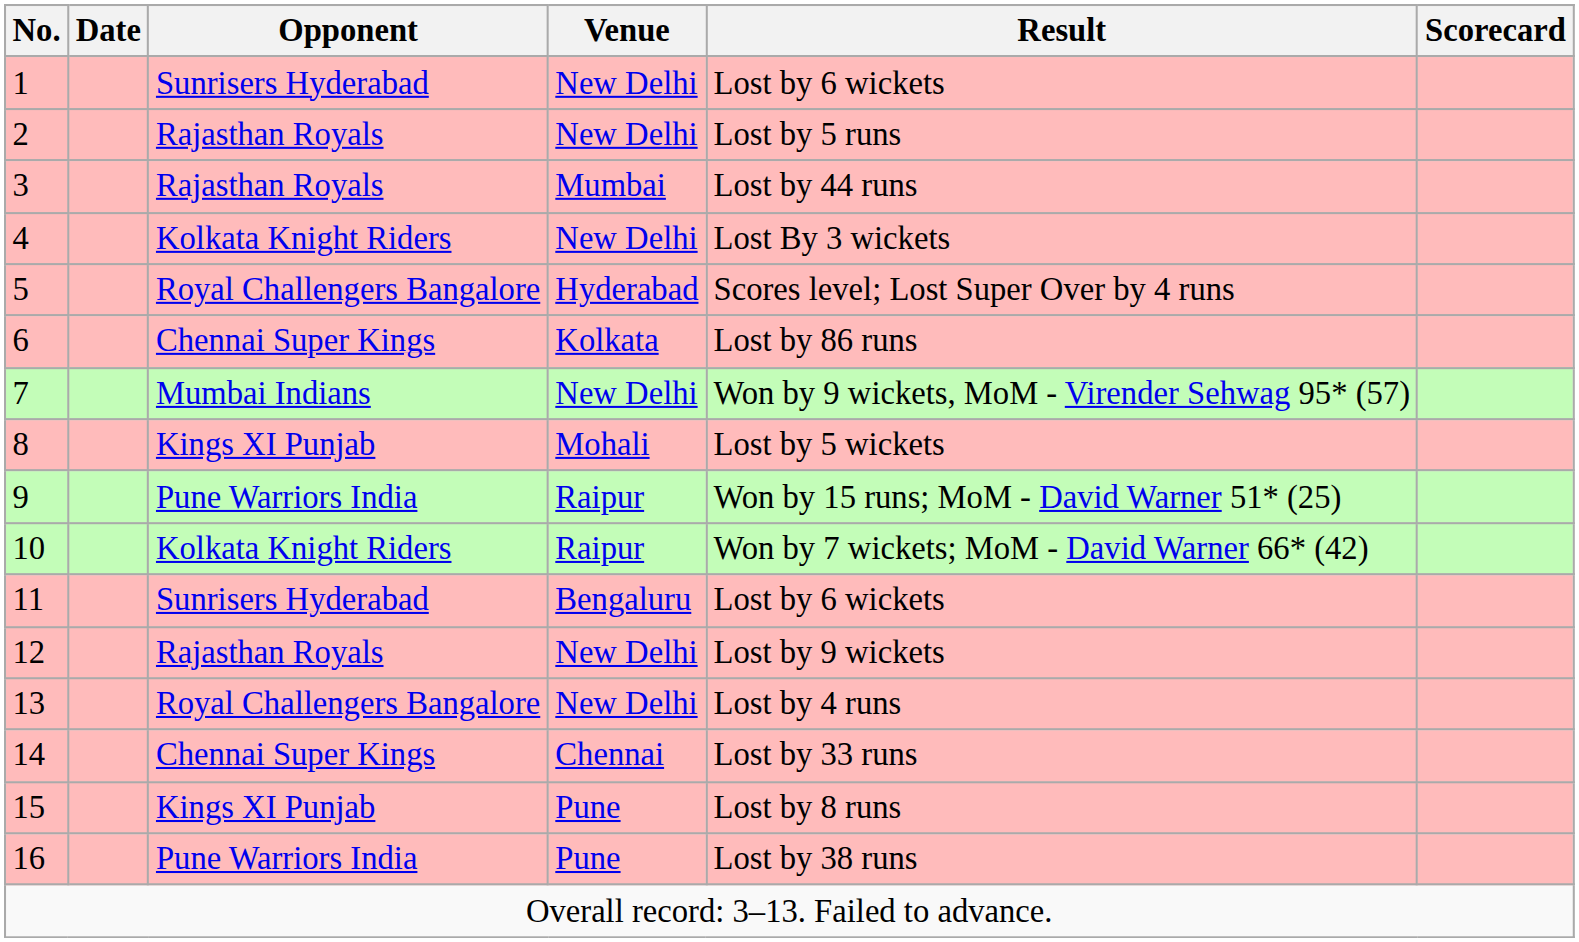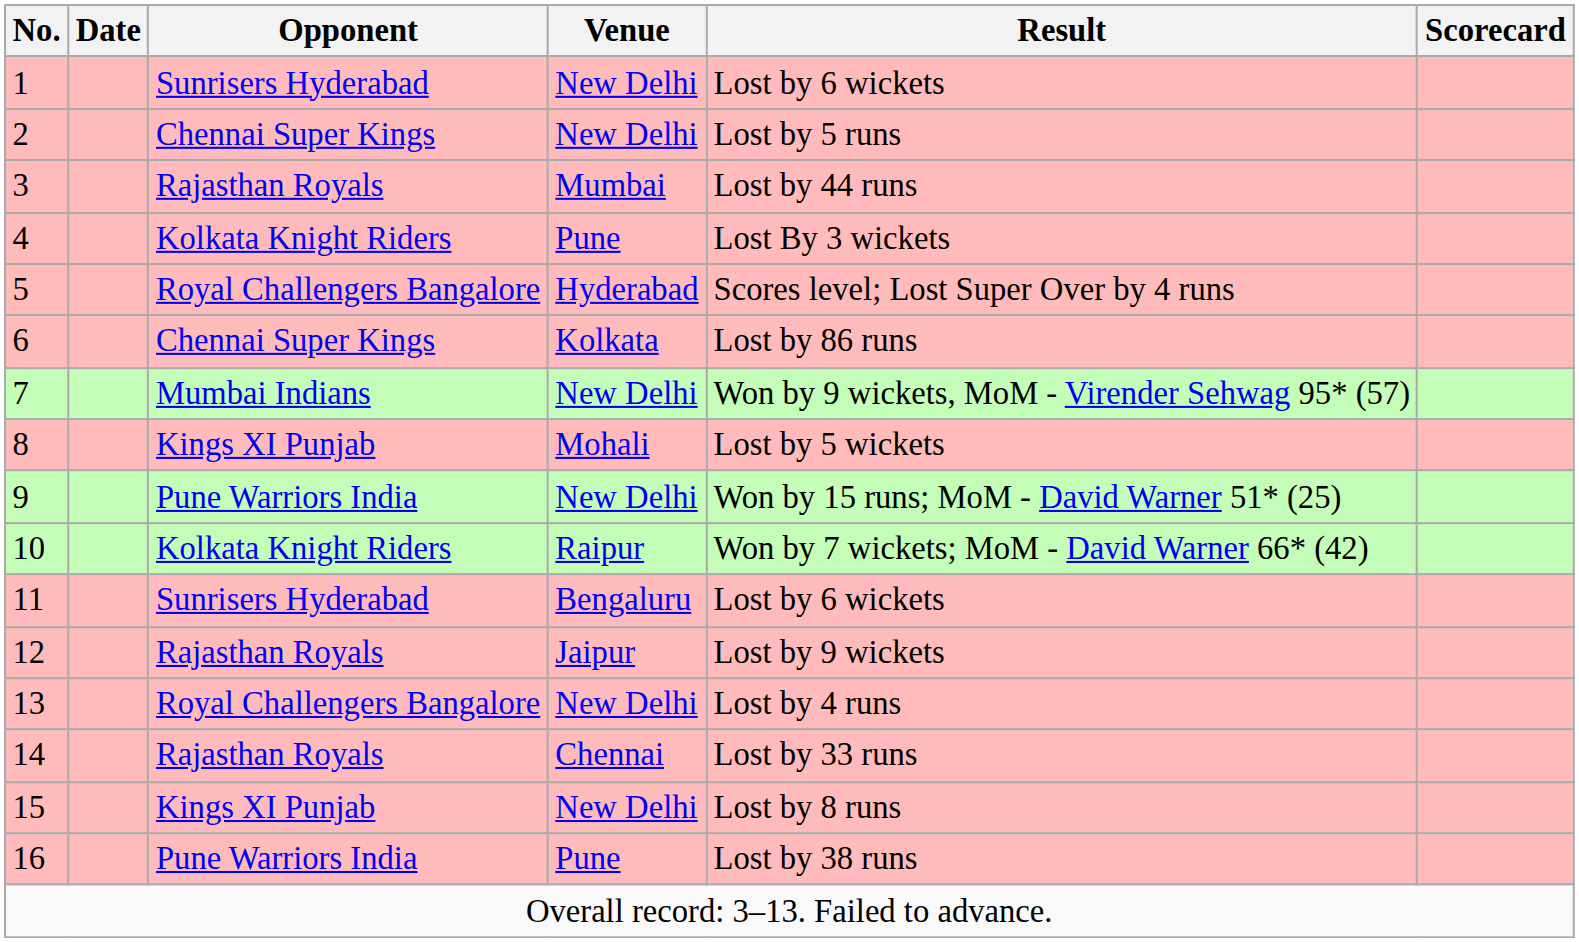(270, 133) Rajasthan Royals -> (296, 133) Chennai Super Kings
(626, 237) New Delhi -> (588, 237) Pune
(600, 496) Raipur -> (626, 496) New Delhi
(626, 651) New Delhi -> (595, 651) Jaipur
(296, 755) Chennai Super Kings -> (270, 755) Rajasthan Royals
(588, 806) Pune -> (626, 806) New Delhi
